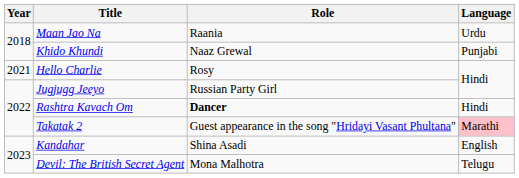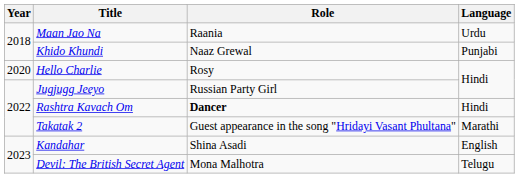(19, 70) 2021 -> (19, 70) 2020
(480, 126) pink background -> (480, 126) no background
